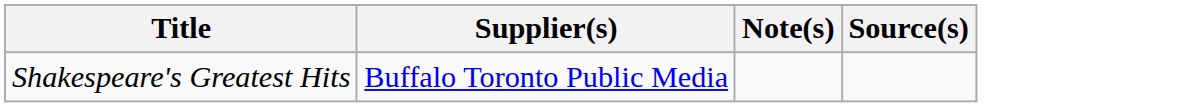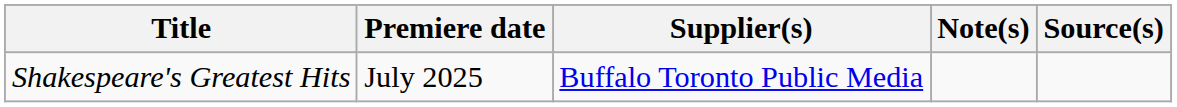+ column: (455, 28)
